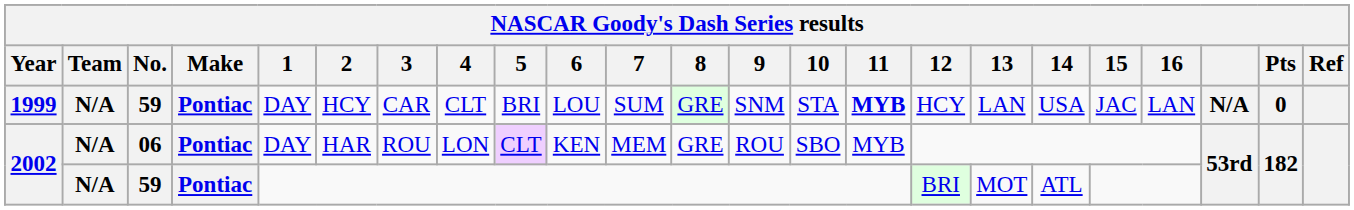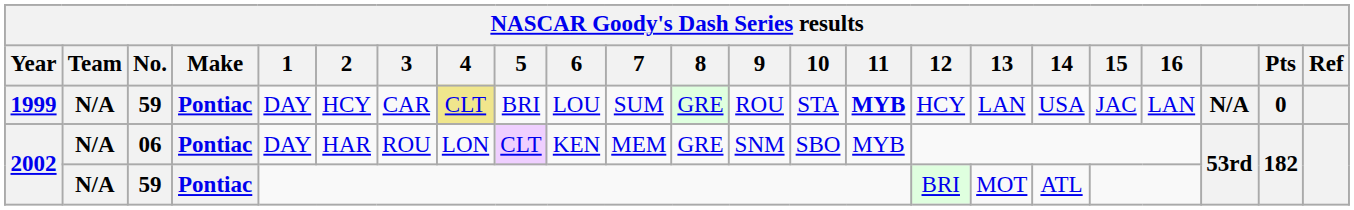(465, 104) no background -> (465, 104) khaki background
(760, 104) SNM -> (760, 104) ROU
(760, 144) ROU -> (760, 144) SNM
